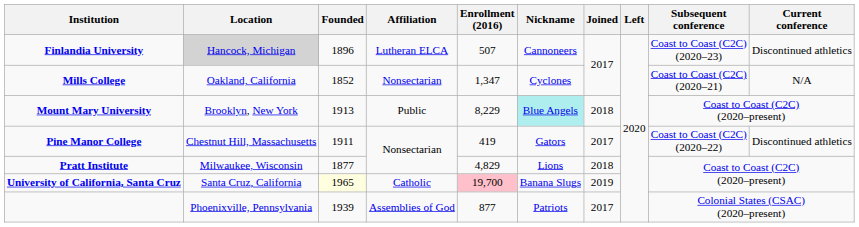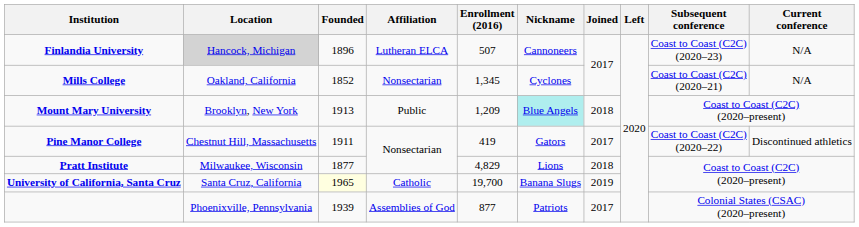(802, 50) Discontinued athletics -> (802, 50) N/A
(487, 80) 1,347 -> (487, 80) 1,345
(487, 110) 8,229 -> (487, 110) 1,209
(487, 182) pink background -> (487, 182) no background
